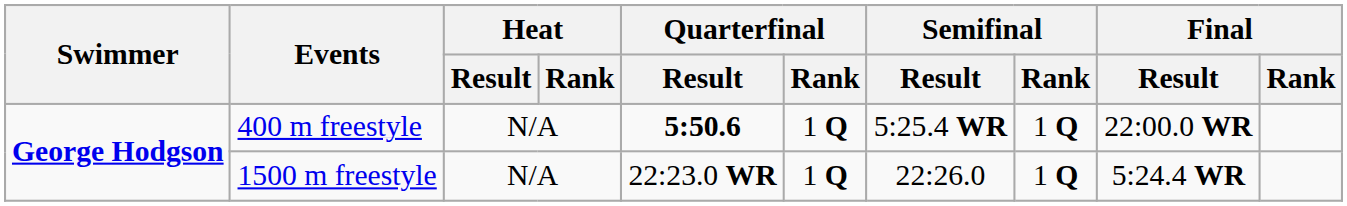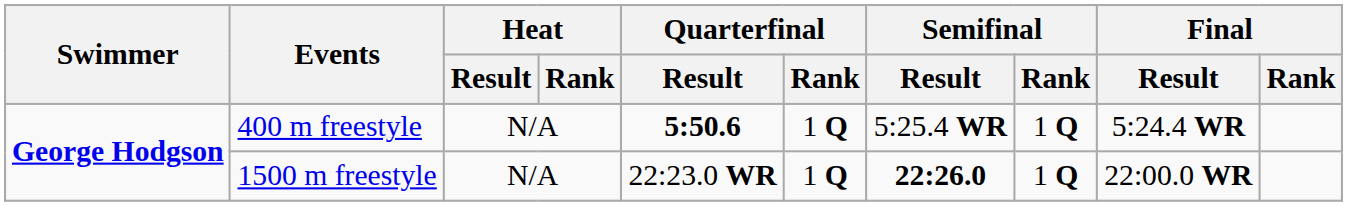(1178, 127) 22:00.0 WR -> (1178, 127) 5:24.4 WR
(940, 176) normal -> (940, 176) bold
(1178, 176) 5:24.4 WR -> (1178, 176) 22:00.0 WR
